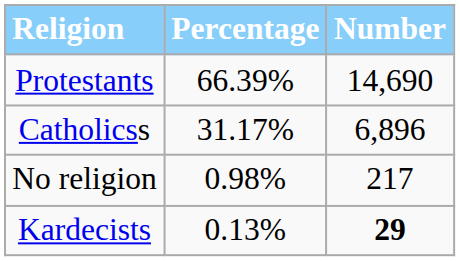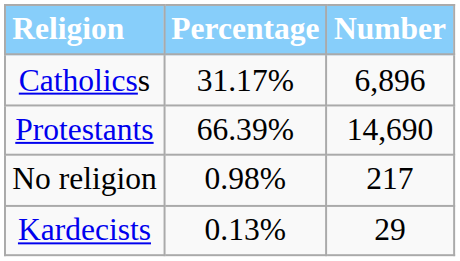rows swapped: (84, 129) <-> (84, 79)
(390, 229) bold -> (390, 229) normal
